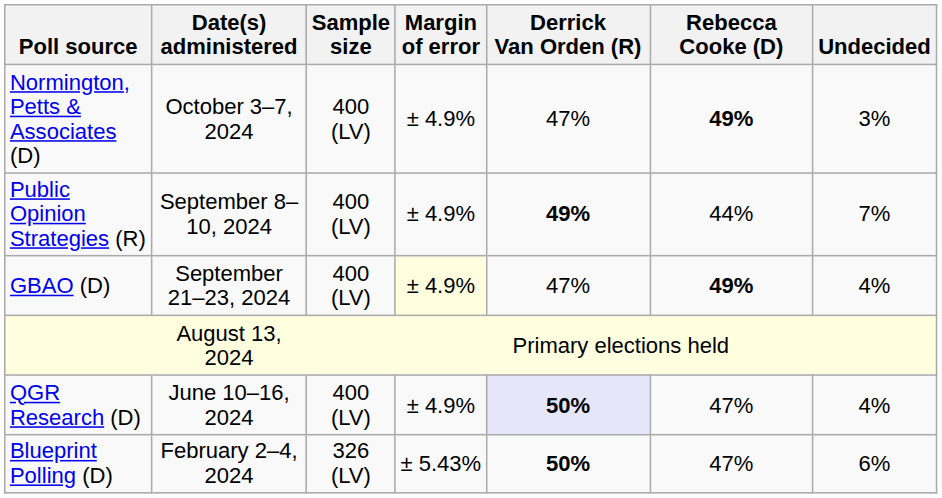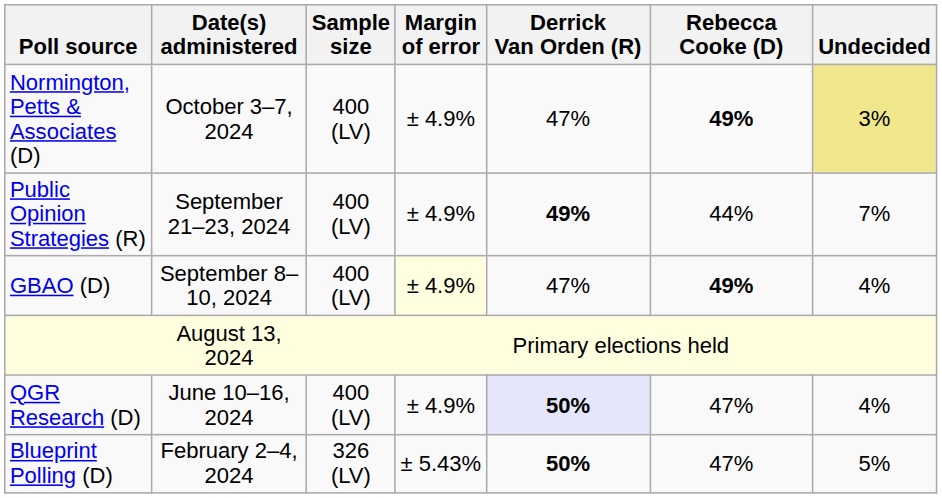(874, 119) no background -> (874, 119) khaki background
(229, 215) September 8–10, 2024 -> (229, 215) September 21–23, 2024
(229, 286) September 21–23, 2024 -> (229, 286) September 8–10, 2024
(874, 464) 6% -> (874, 464) 5%
